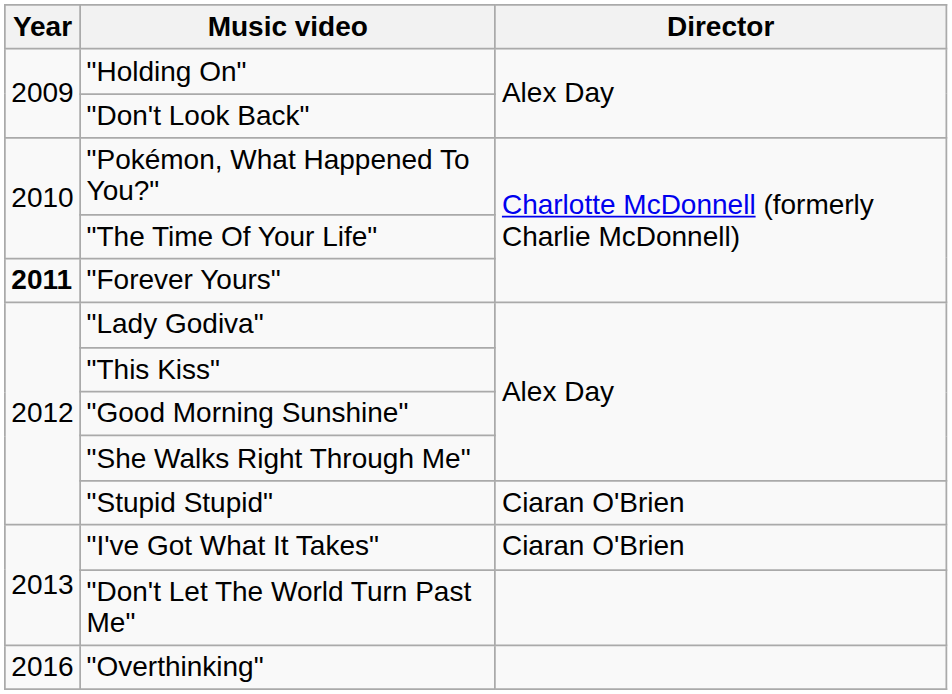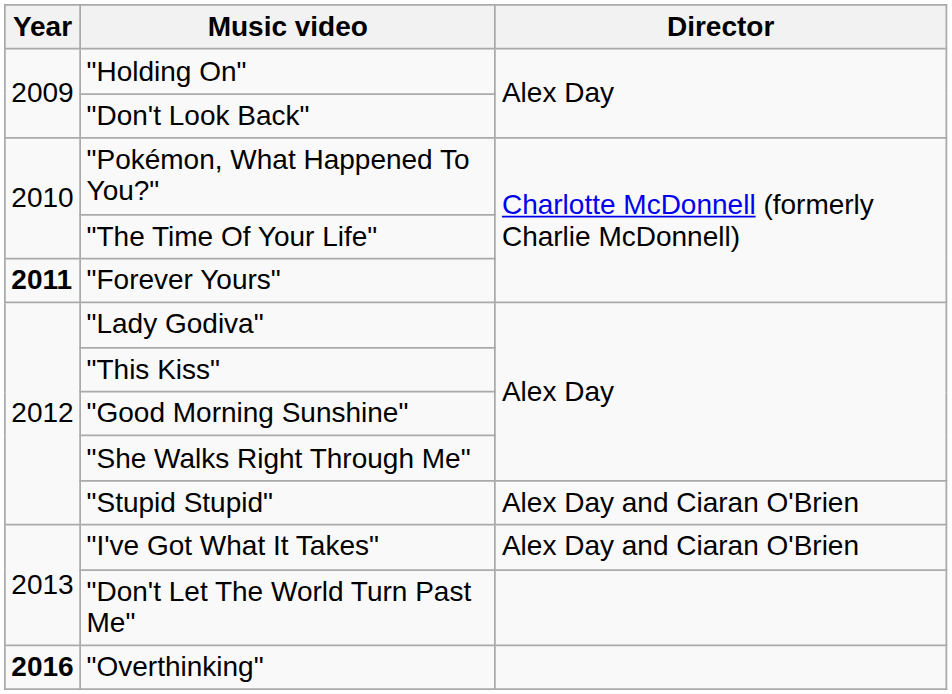(593, 502) Ciaran O'Brien -> (680, 502) Alex Day and Ciaran O'Brien
(593, 546) Ciaran O'Brien -> (680, 546) Alex Day and Ciaran O'Brien
(42, 666) normal -> (42, 666) bold
